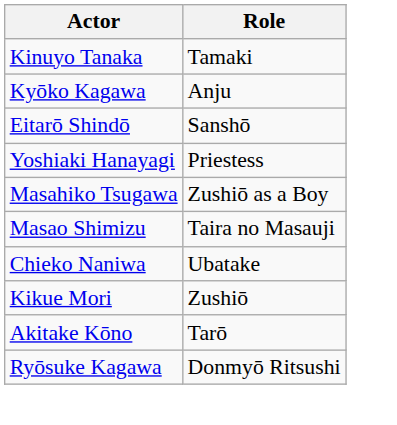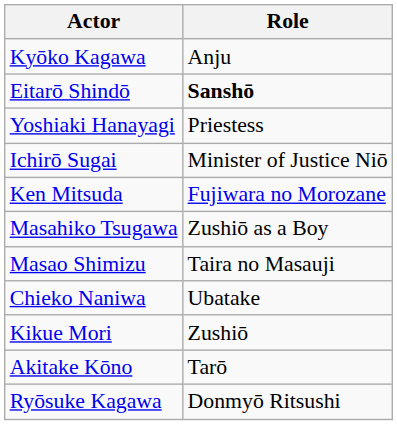- row: (76, 56)
(219, 125) normal -> (221, 90) bold
+ row: (63, 159)
+ row: (66, 194)
